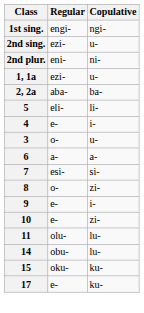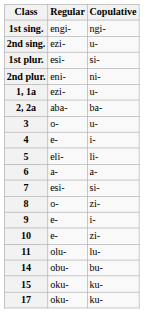+ row: (26, 60)
rows swapped: (26, 140) <-> (26, 108)
(95, 252) lu- -> (96, 268) bu-
(54, 284) e- -> (59, 300) oku-
